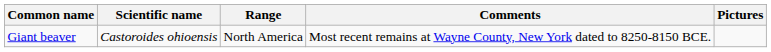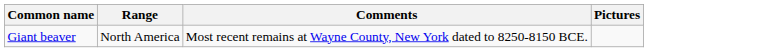- column: (159, 15)
